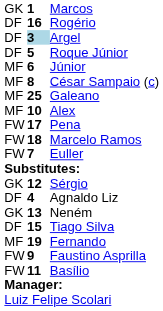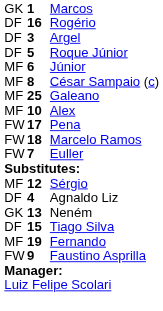(31, 37) lightblue background -> (31, 37) no background
(14, 183) GK -> (14, 183) MF
- row: (70, 270)
